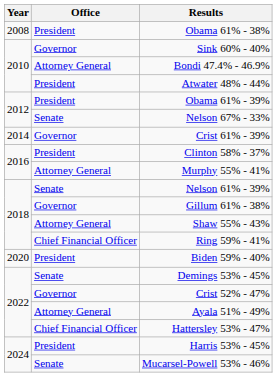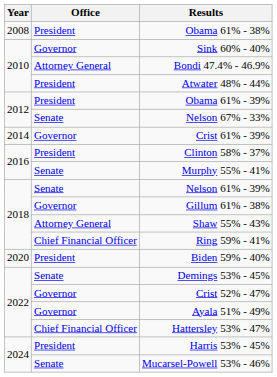(73, 170) Attorney General -> (49, 170) Senate
(73, 310) Attorney General -> (55, 310) Governor
